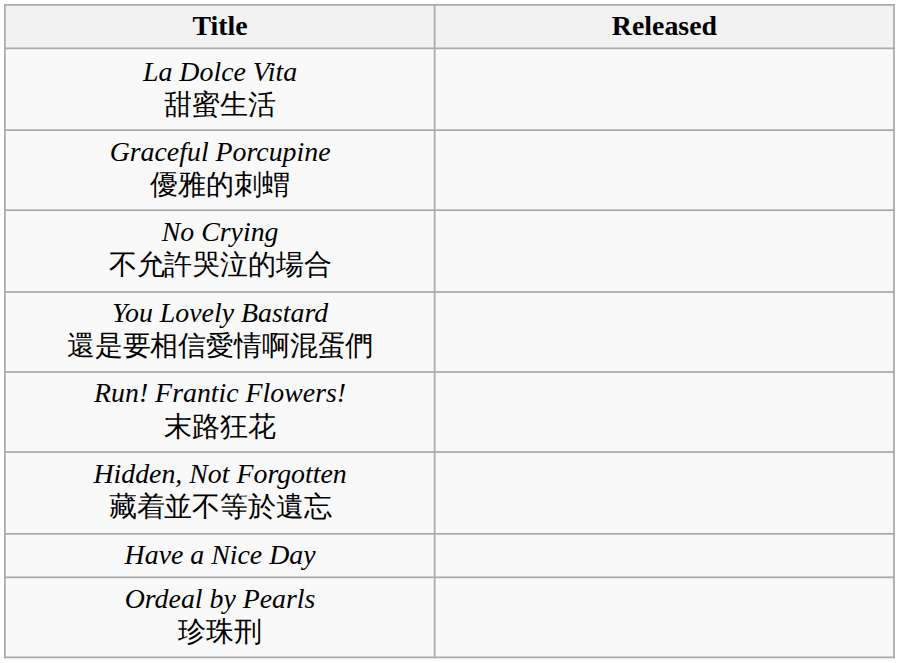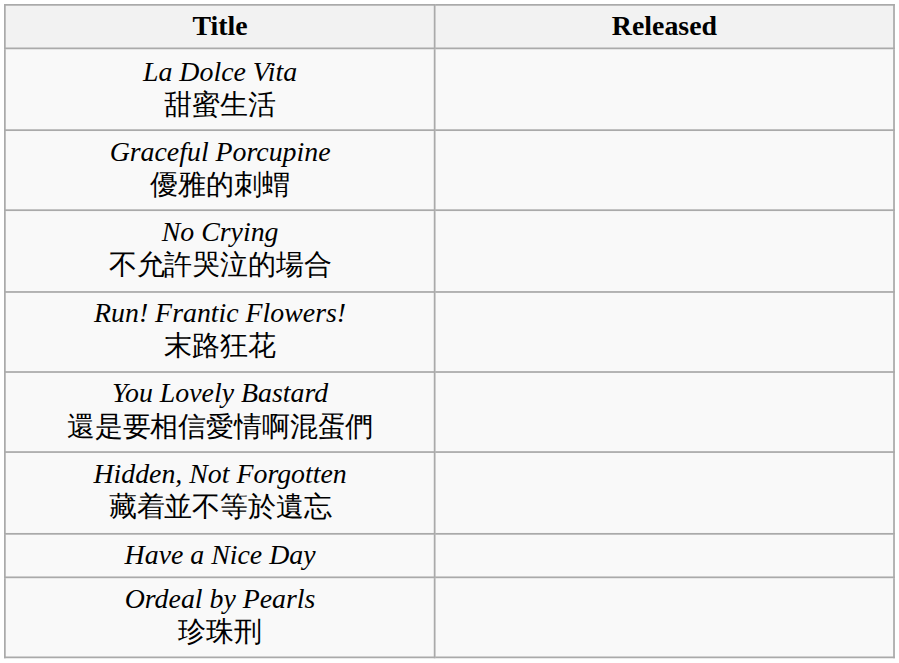rows swapped: (220, 329) <-> (220, 410)
